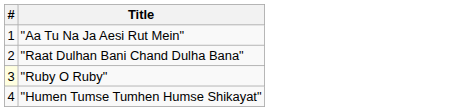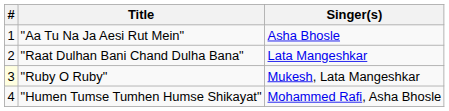+ column: (354, 15)
